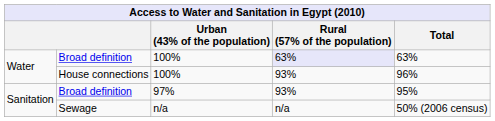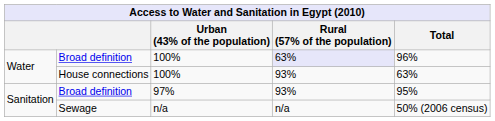(407, 58) 63% -> (407, 58) 96%
(407, 74) 96% -> (407, 74) 63%
